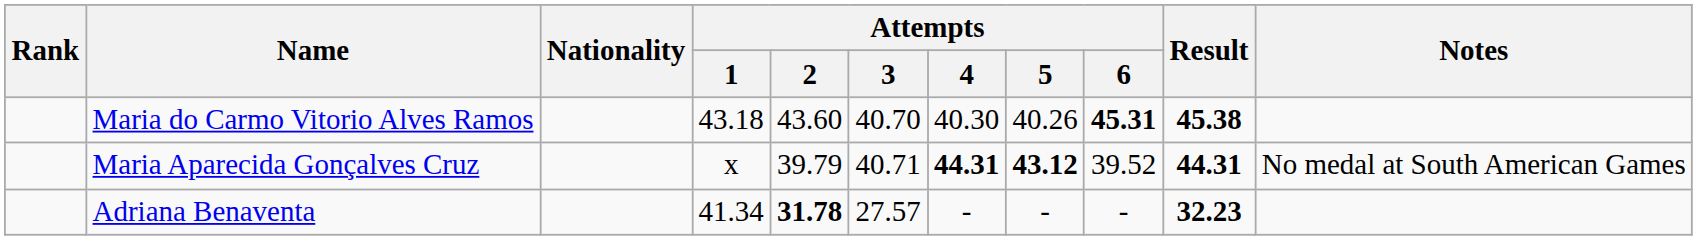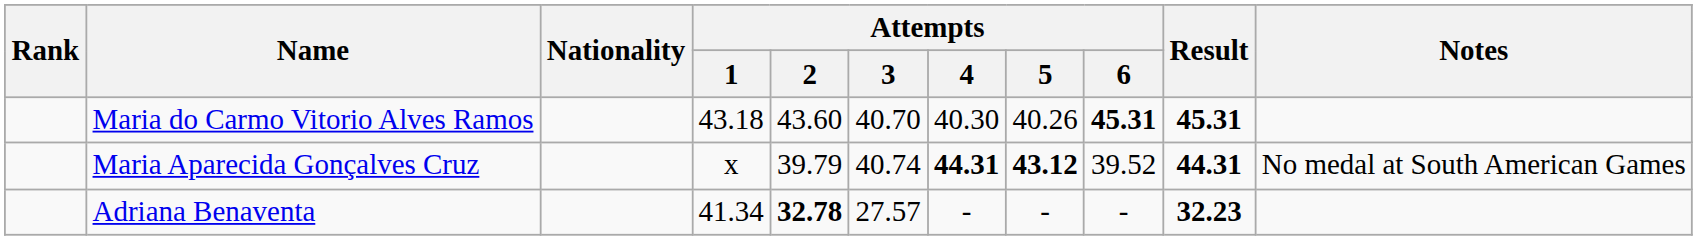(1209, 119) 45.38 -> (1209, 119) 45.31
(888, 165) 40.71 -> (888, 165) 40.74
(810, 211) 31.78 -> (810, 211) 32.78
